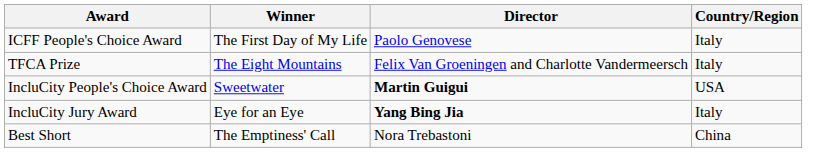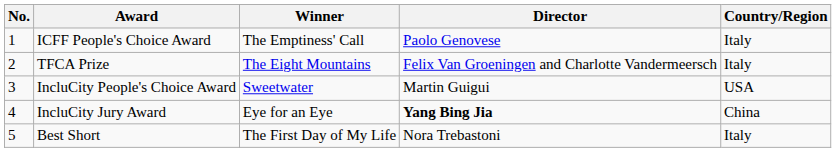+ column: (19, 16)
(290, 40) The First Day of My Life -> (304, 40) The Emptiness' Call
(421, 87) bold -> (446, 87) normal
(709, 111) Italy -> (742, 111) China
(274, 135) The Emptiness' Call -> (320, 135) The First Day of My Life
(713, 135) China -> (738, 135) Italy
